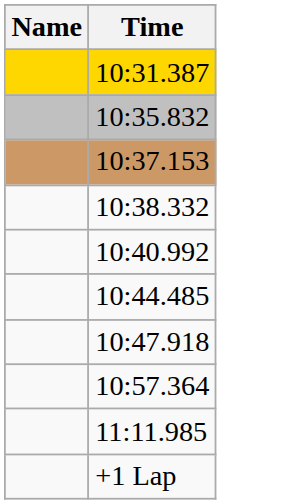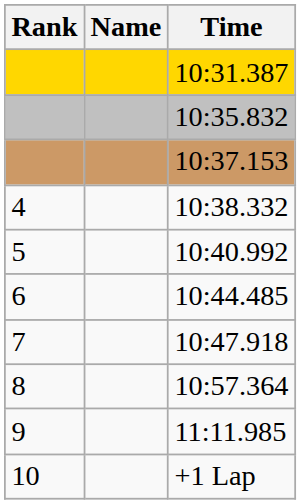+ column: (44, 26)
